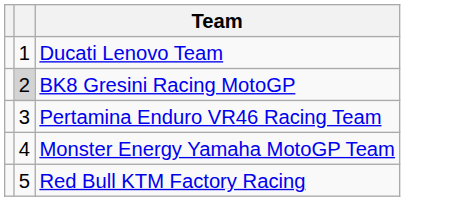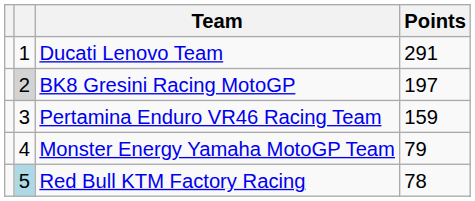+ column: (435, 21)
(24, 181) no background -> (24, 181) lightblue background
